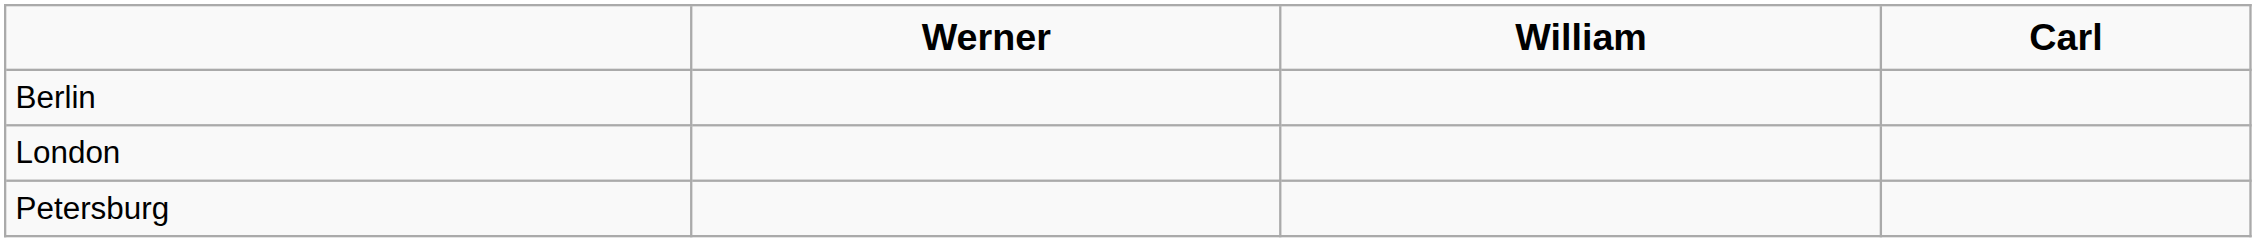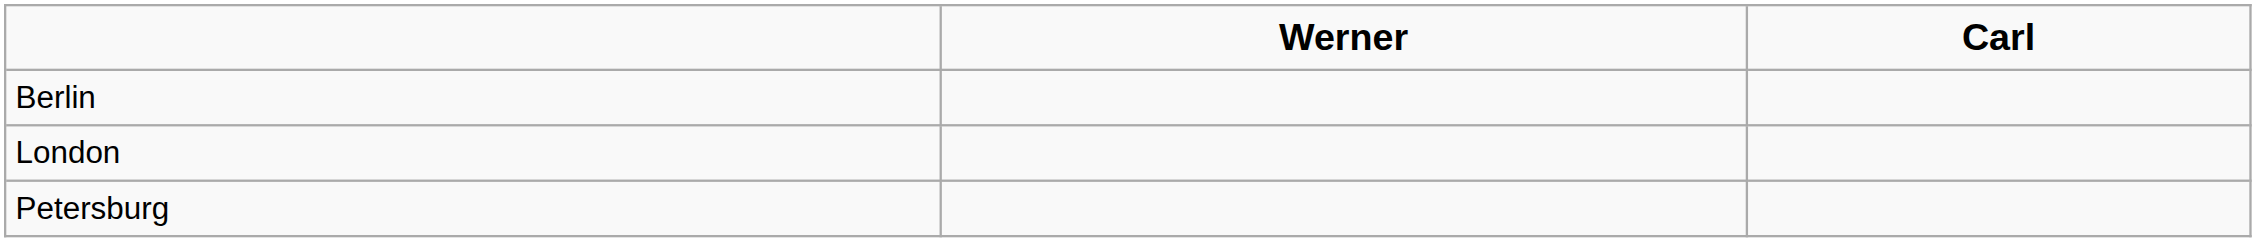- column: (1581, 36)
